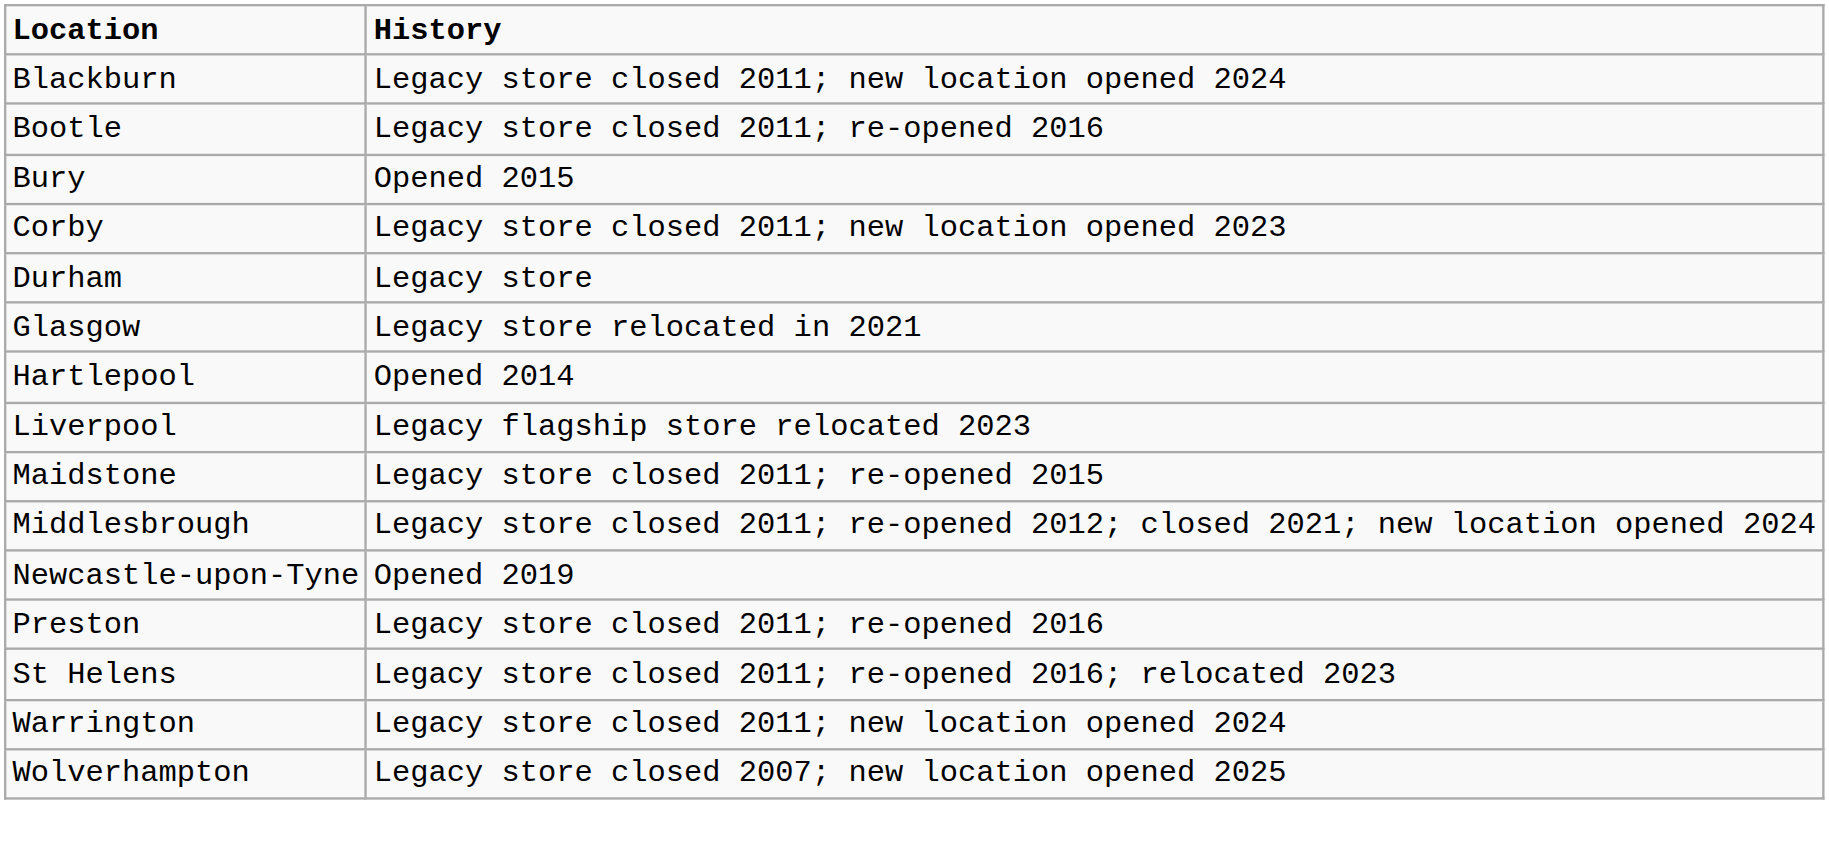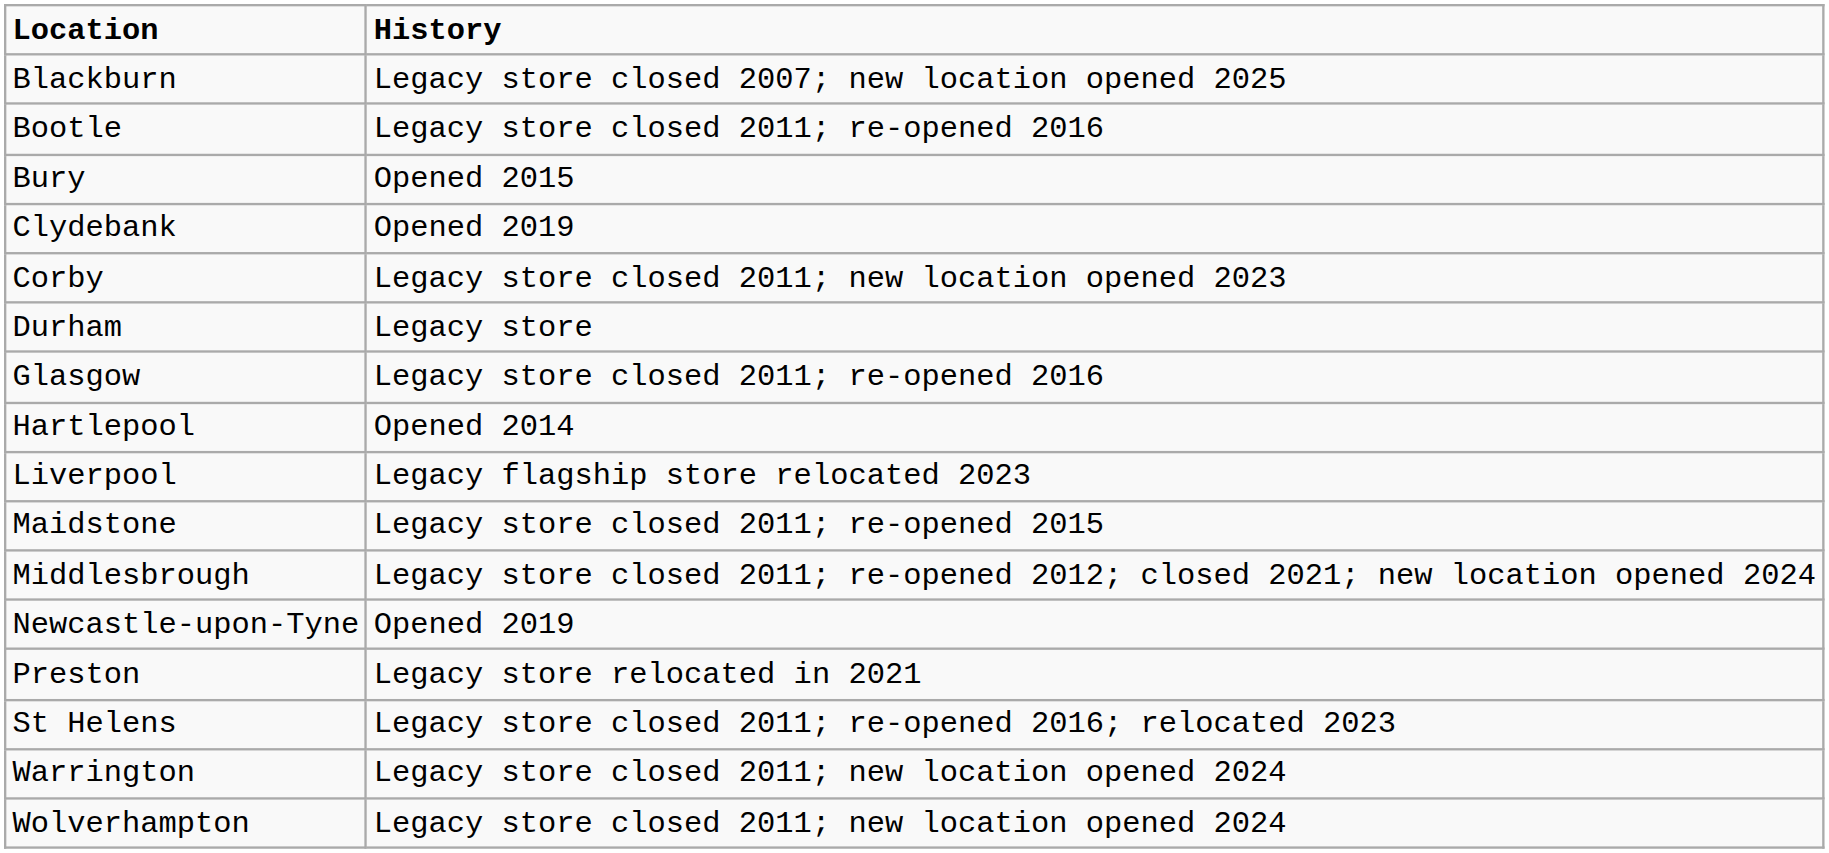(830, 80) Legacy store closed 2011; new location opened 2024 -> (830, 80) Legacy store closed 2007; new location opened 2025
+ row: (95, 228)
(648, 327) Legacy store relocated in 2021 -> (739, 377) Legacy store closed 2011; re-opened 2016
(739, 625) Legacy store closed 2011; re-opened 2016 -> (648, 674) Legacy store relocated in 2021
(830, 774) Legacy store closed 2007; new location opened 2025 -> (830, 823) Legacy store closed 2011; new location opened 2024
